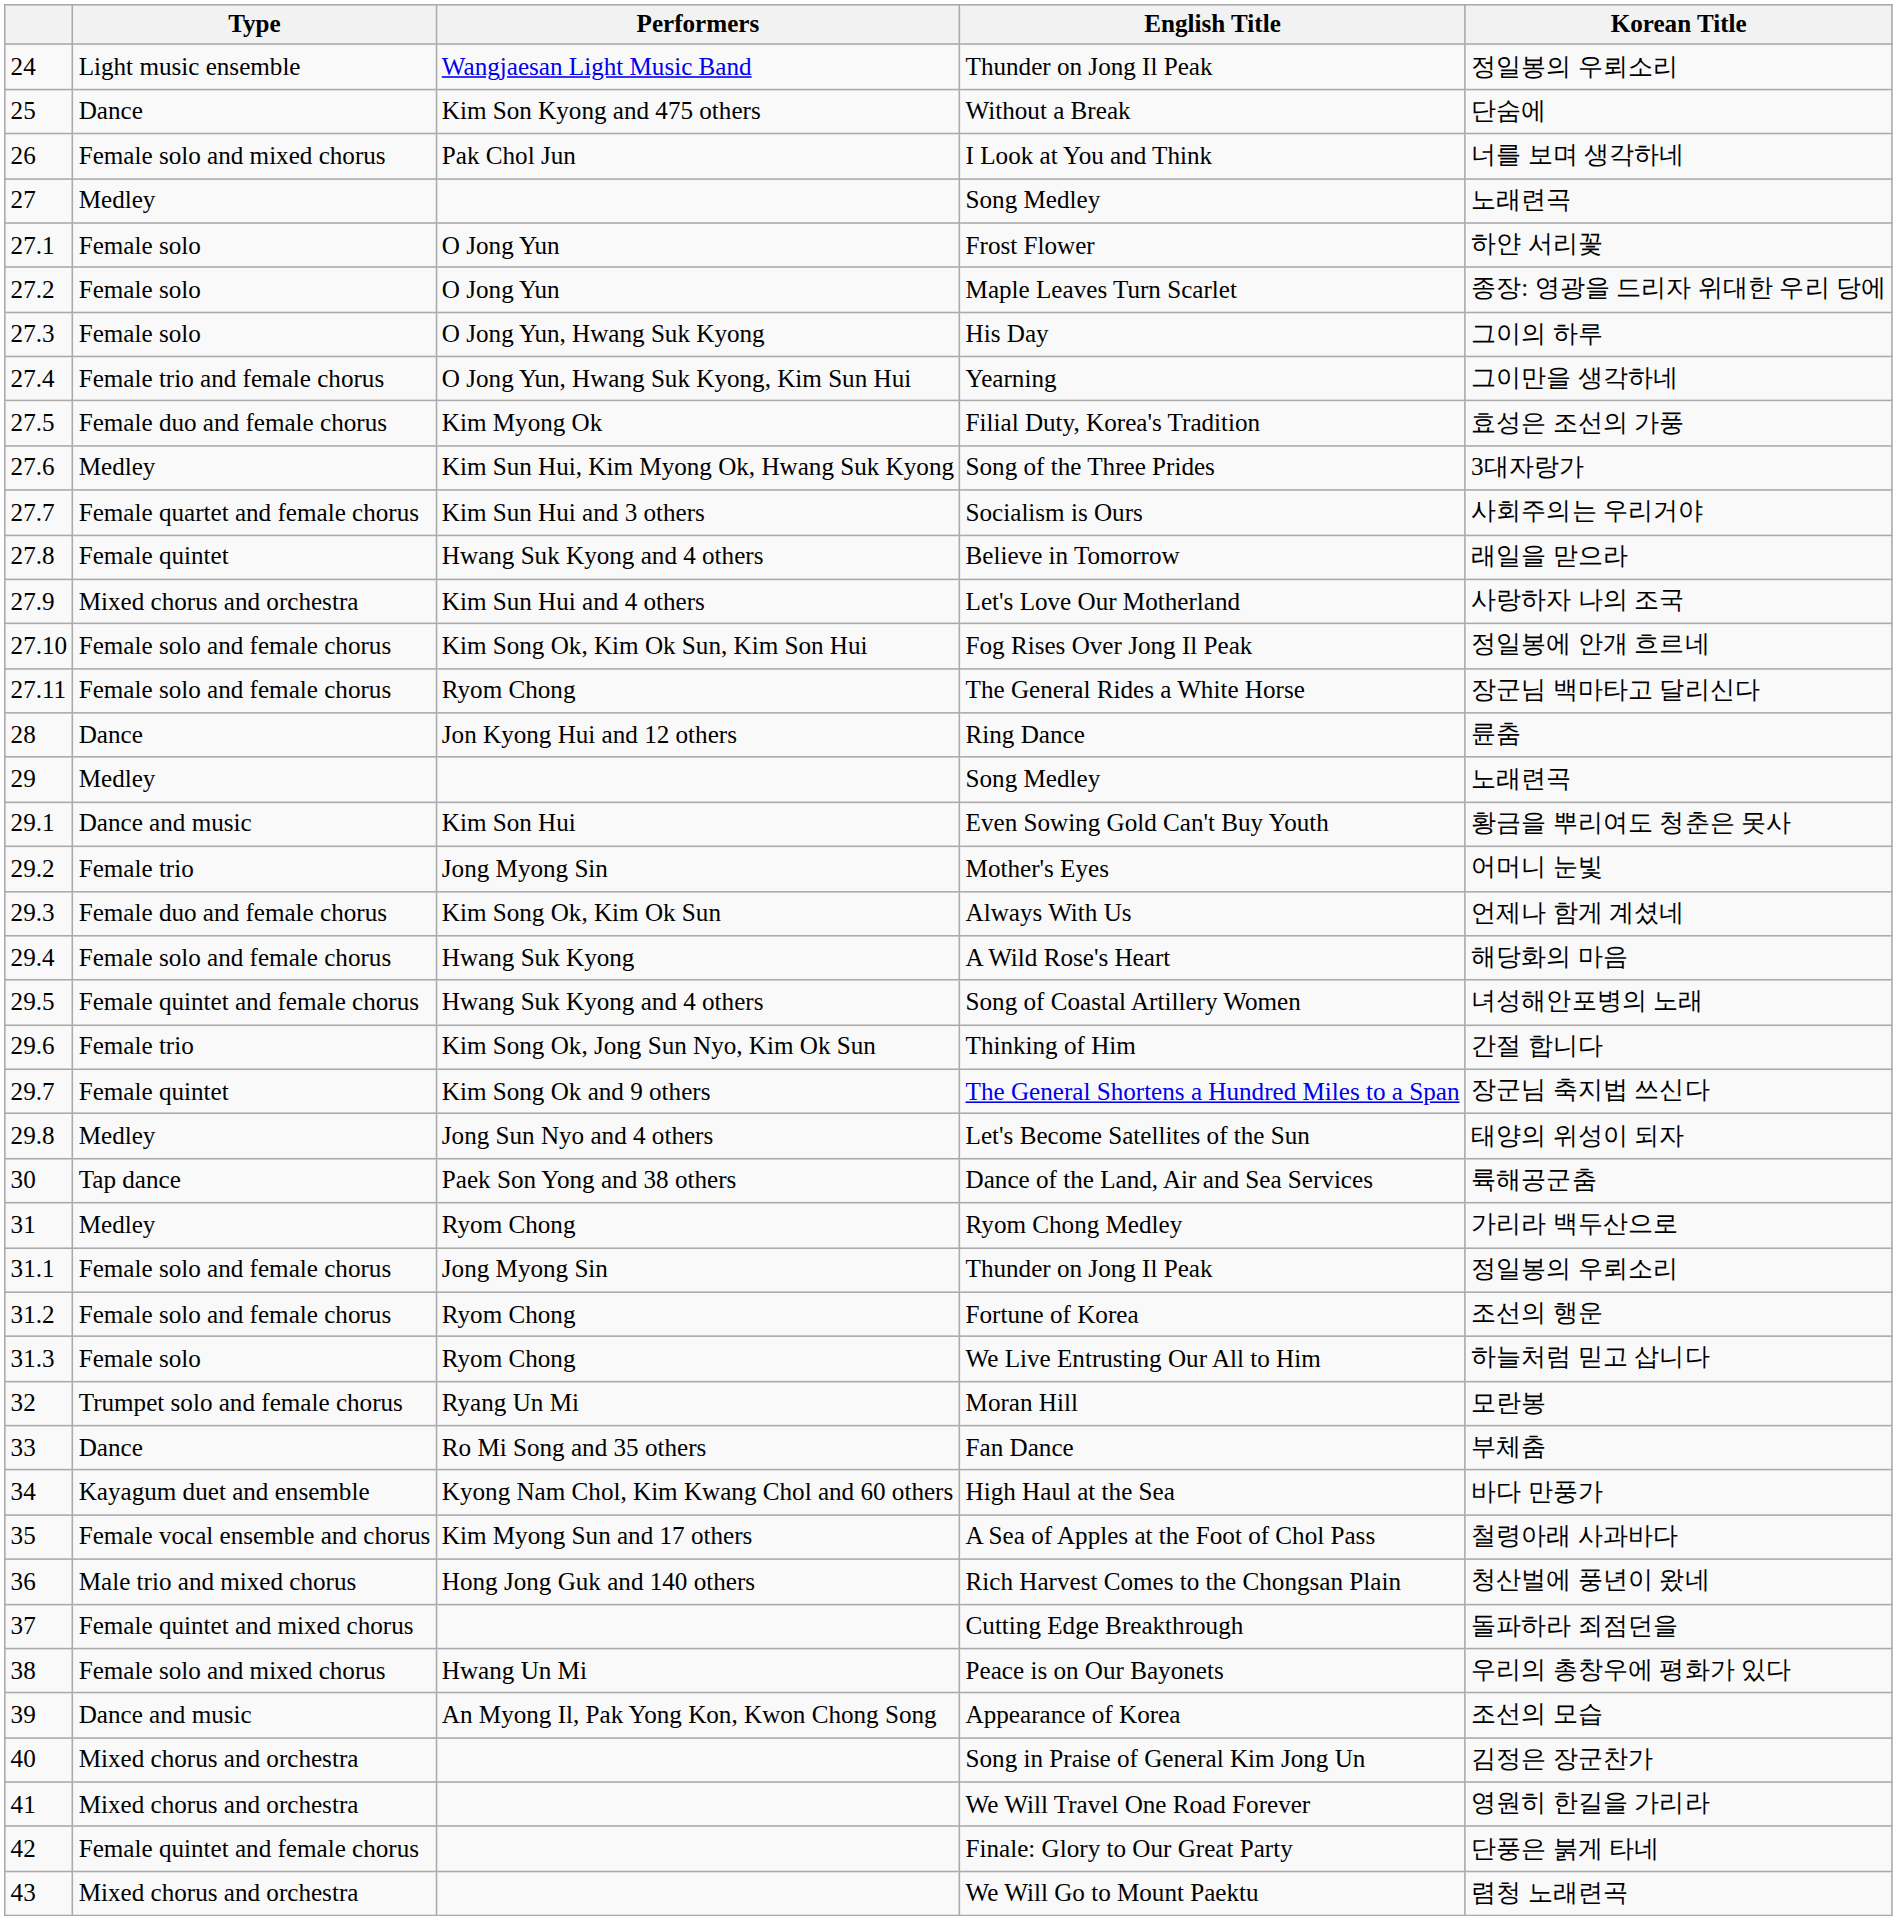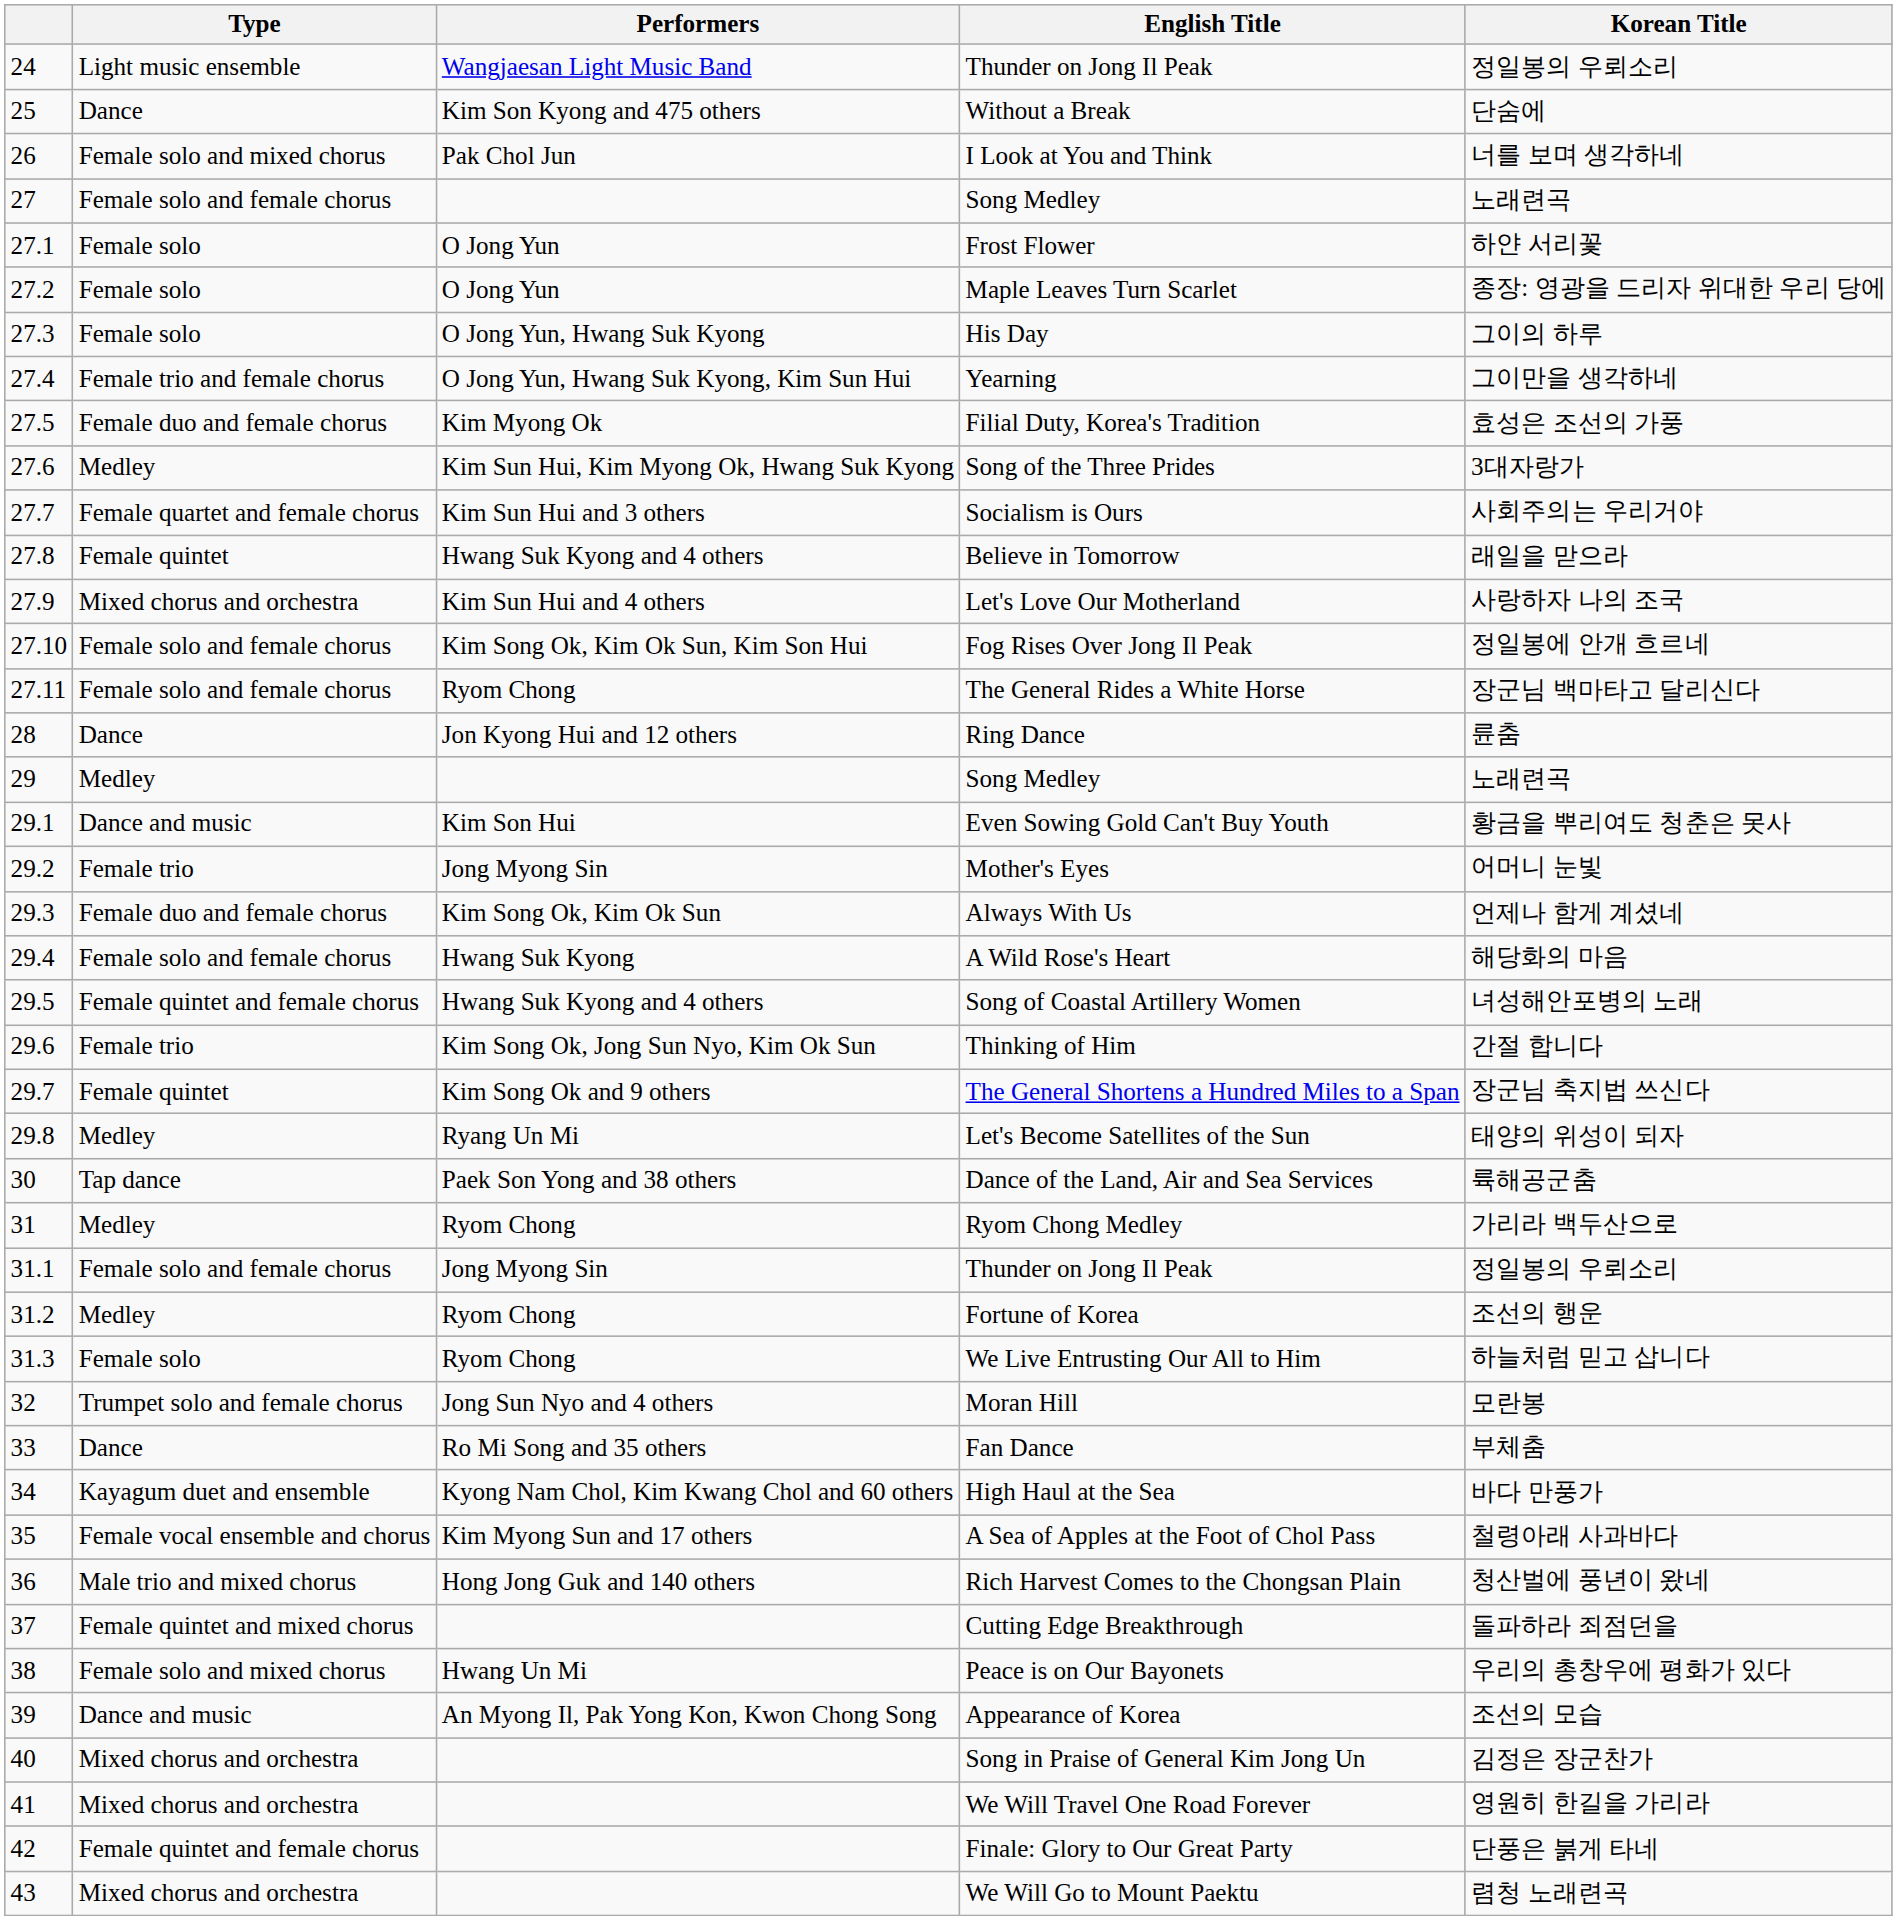(117, 200) Medley -> (235, 200) Female solo and female chorus
(578, 1135) Jong Sun Nyo and 4 others -> (510, 1135) Ryang Un Mi
(235, 1313) Female solo and female chorus -> (117, 1313) Medley
(510, 1403) Ryang Un Mi -> (578, 1403) Jong Sun Nyo and 4 others
